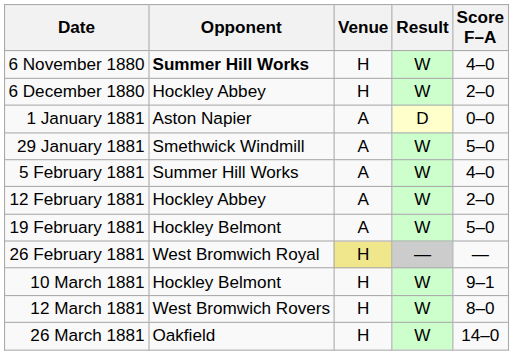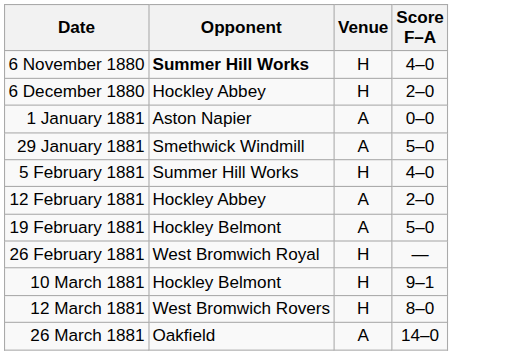- column: (422, 27)
(363, 173) A -> (363, 173) H
(363, 254) khaki background -> (363, 254) no background
(363, 335) H -> (363, 335) A
